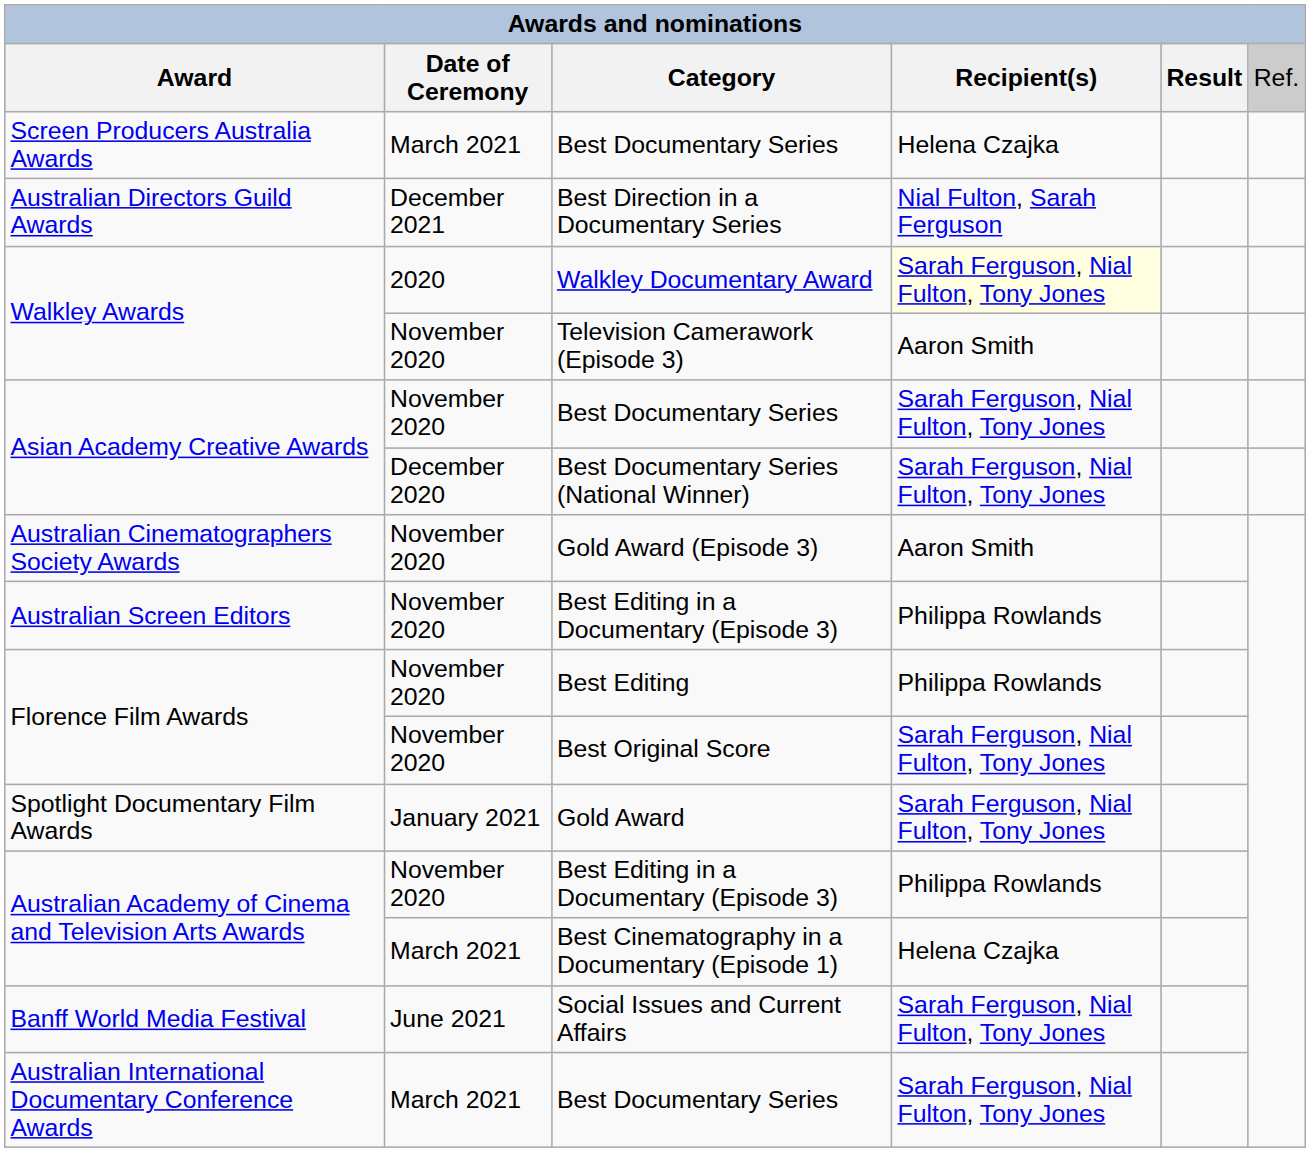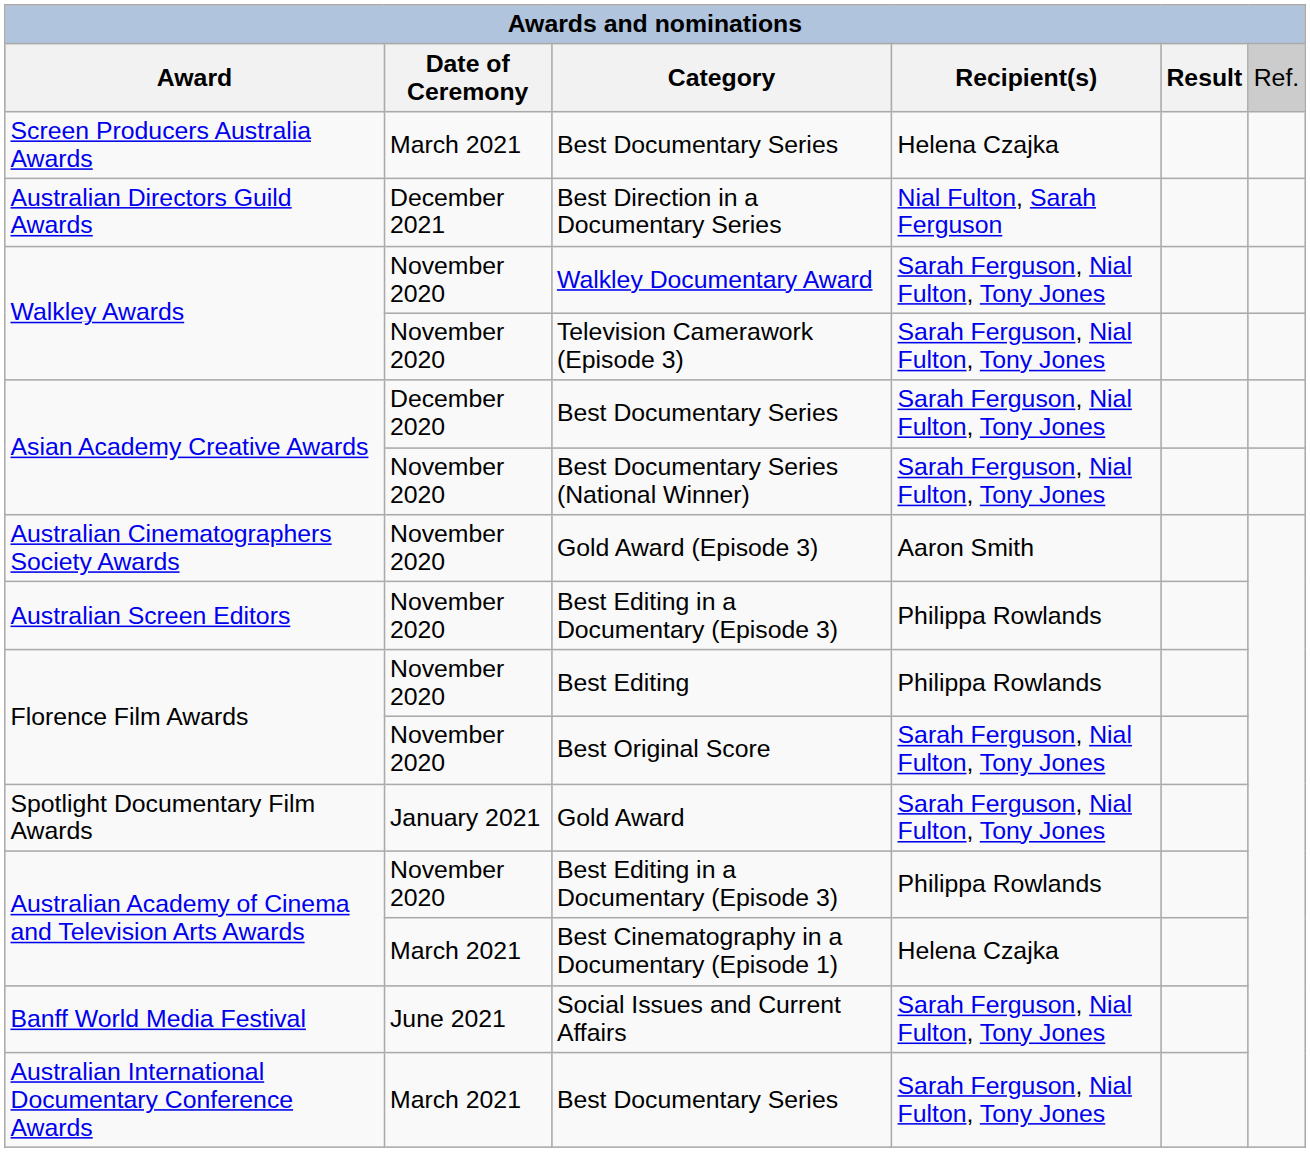(418, 279) 2020 -> (447, 279) November 2020
(1015, 279) lightyellow background -> (1015, 279) no background
(966, 346) Aaron Smith -> (1015, 346) Sarah Ferguson, Nial Fulton, Tony Jones
(447, 413) November 2020 -> (447, 413) December 2020
(447, 480) December 2020 -> (447, 480) November 2020
